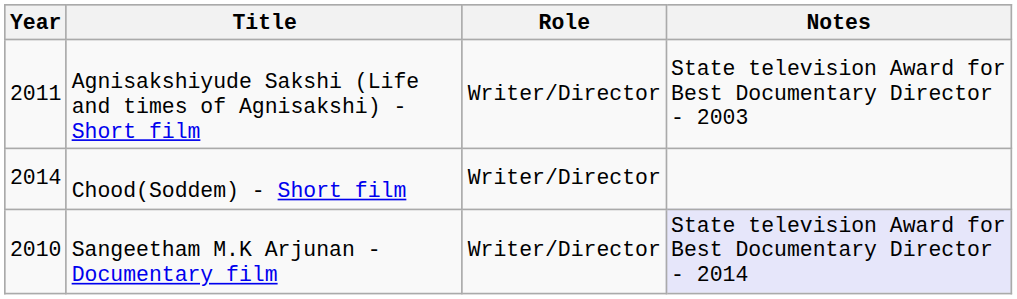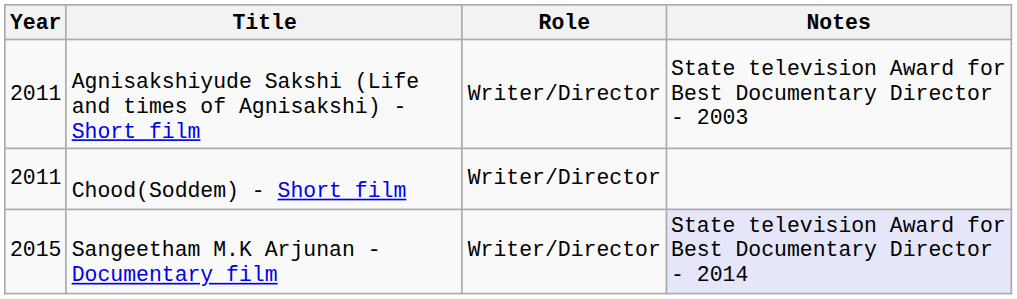(36, 179) 2014 -> (36, 179) 2011
(36, 251) 2010 -> (36, 251) 2015
